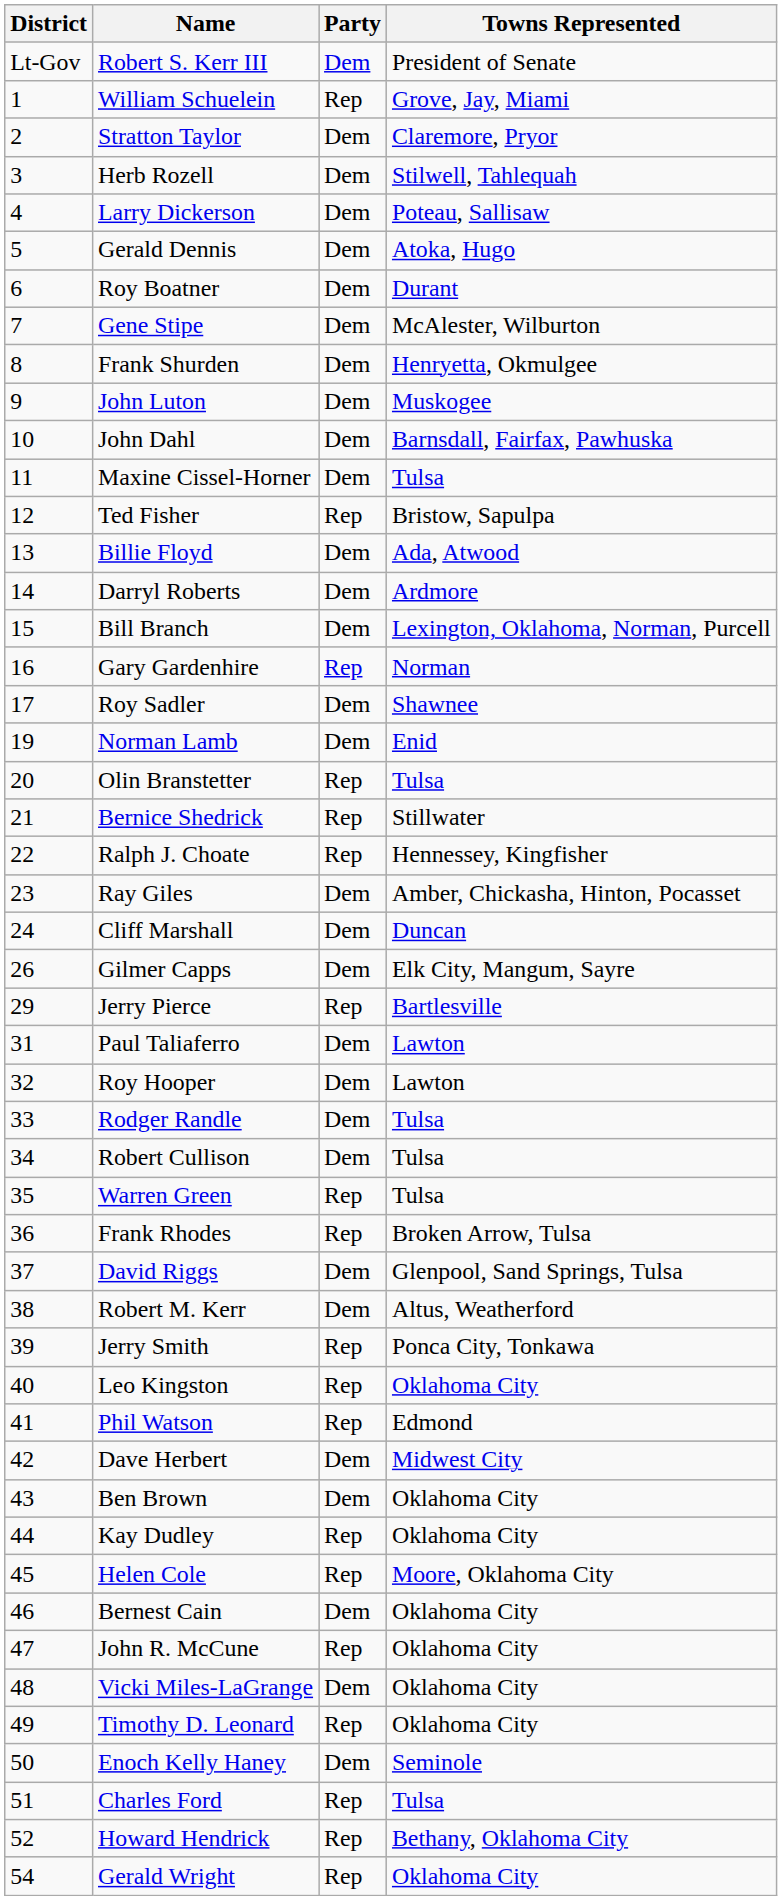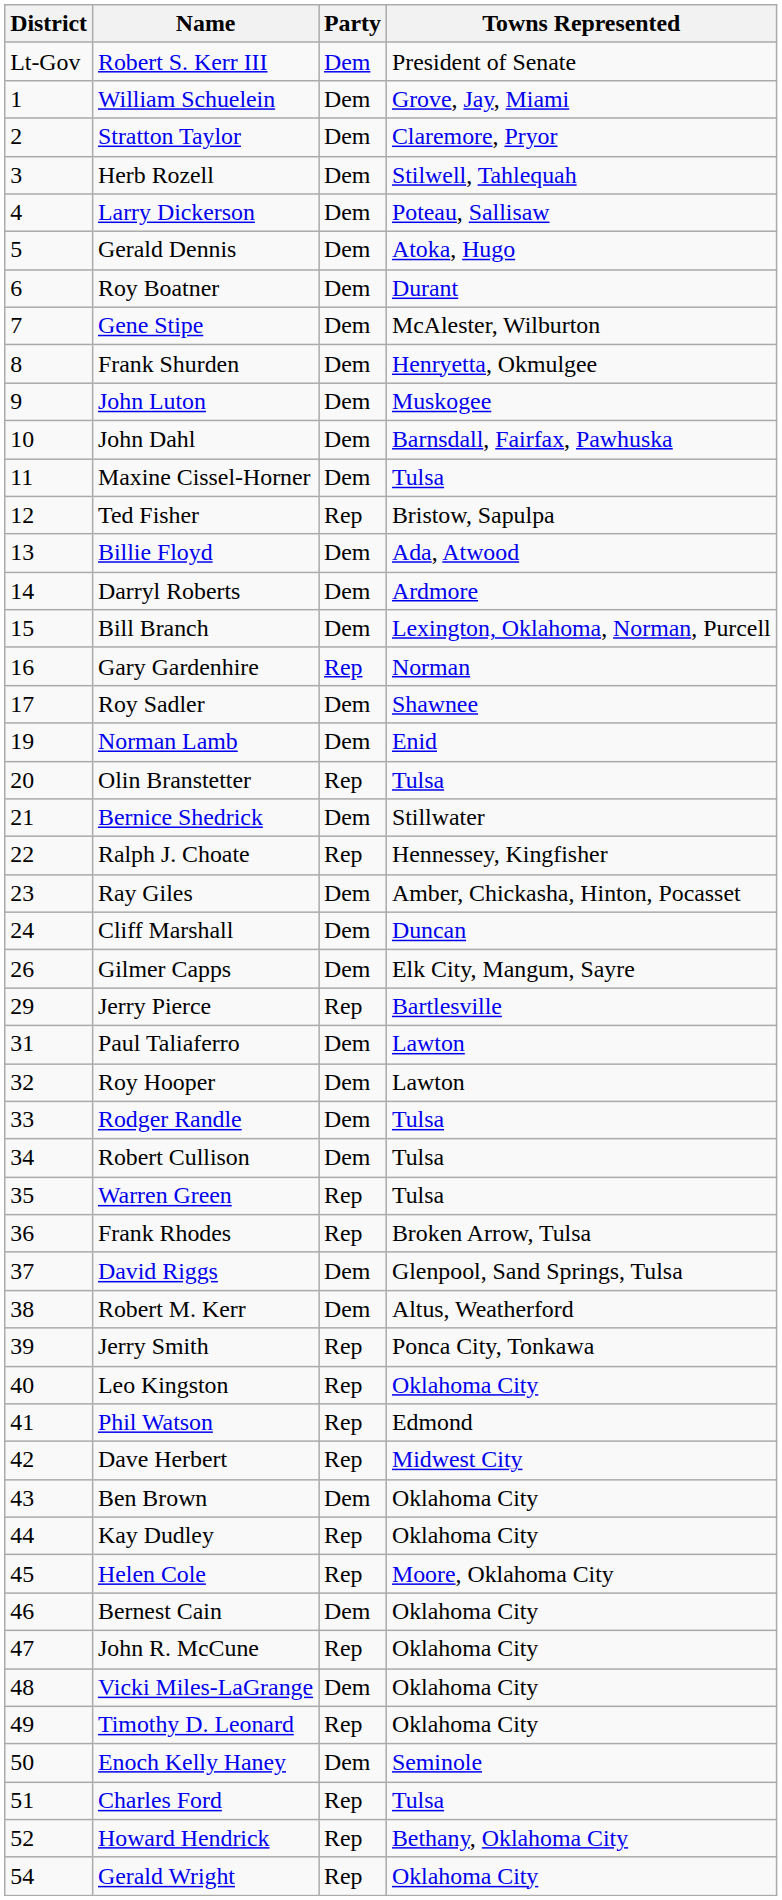(343, 99) Rep -> (347, 99) Dem
(343, 817) Rep -> (347, 817) Dem
(347, 1460) Dem -> (343, 1460) Rep
